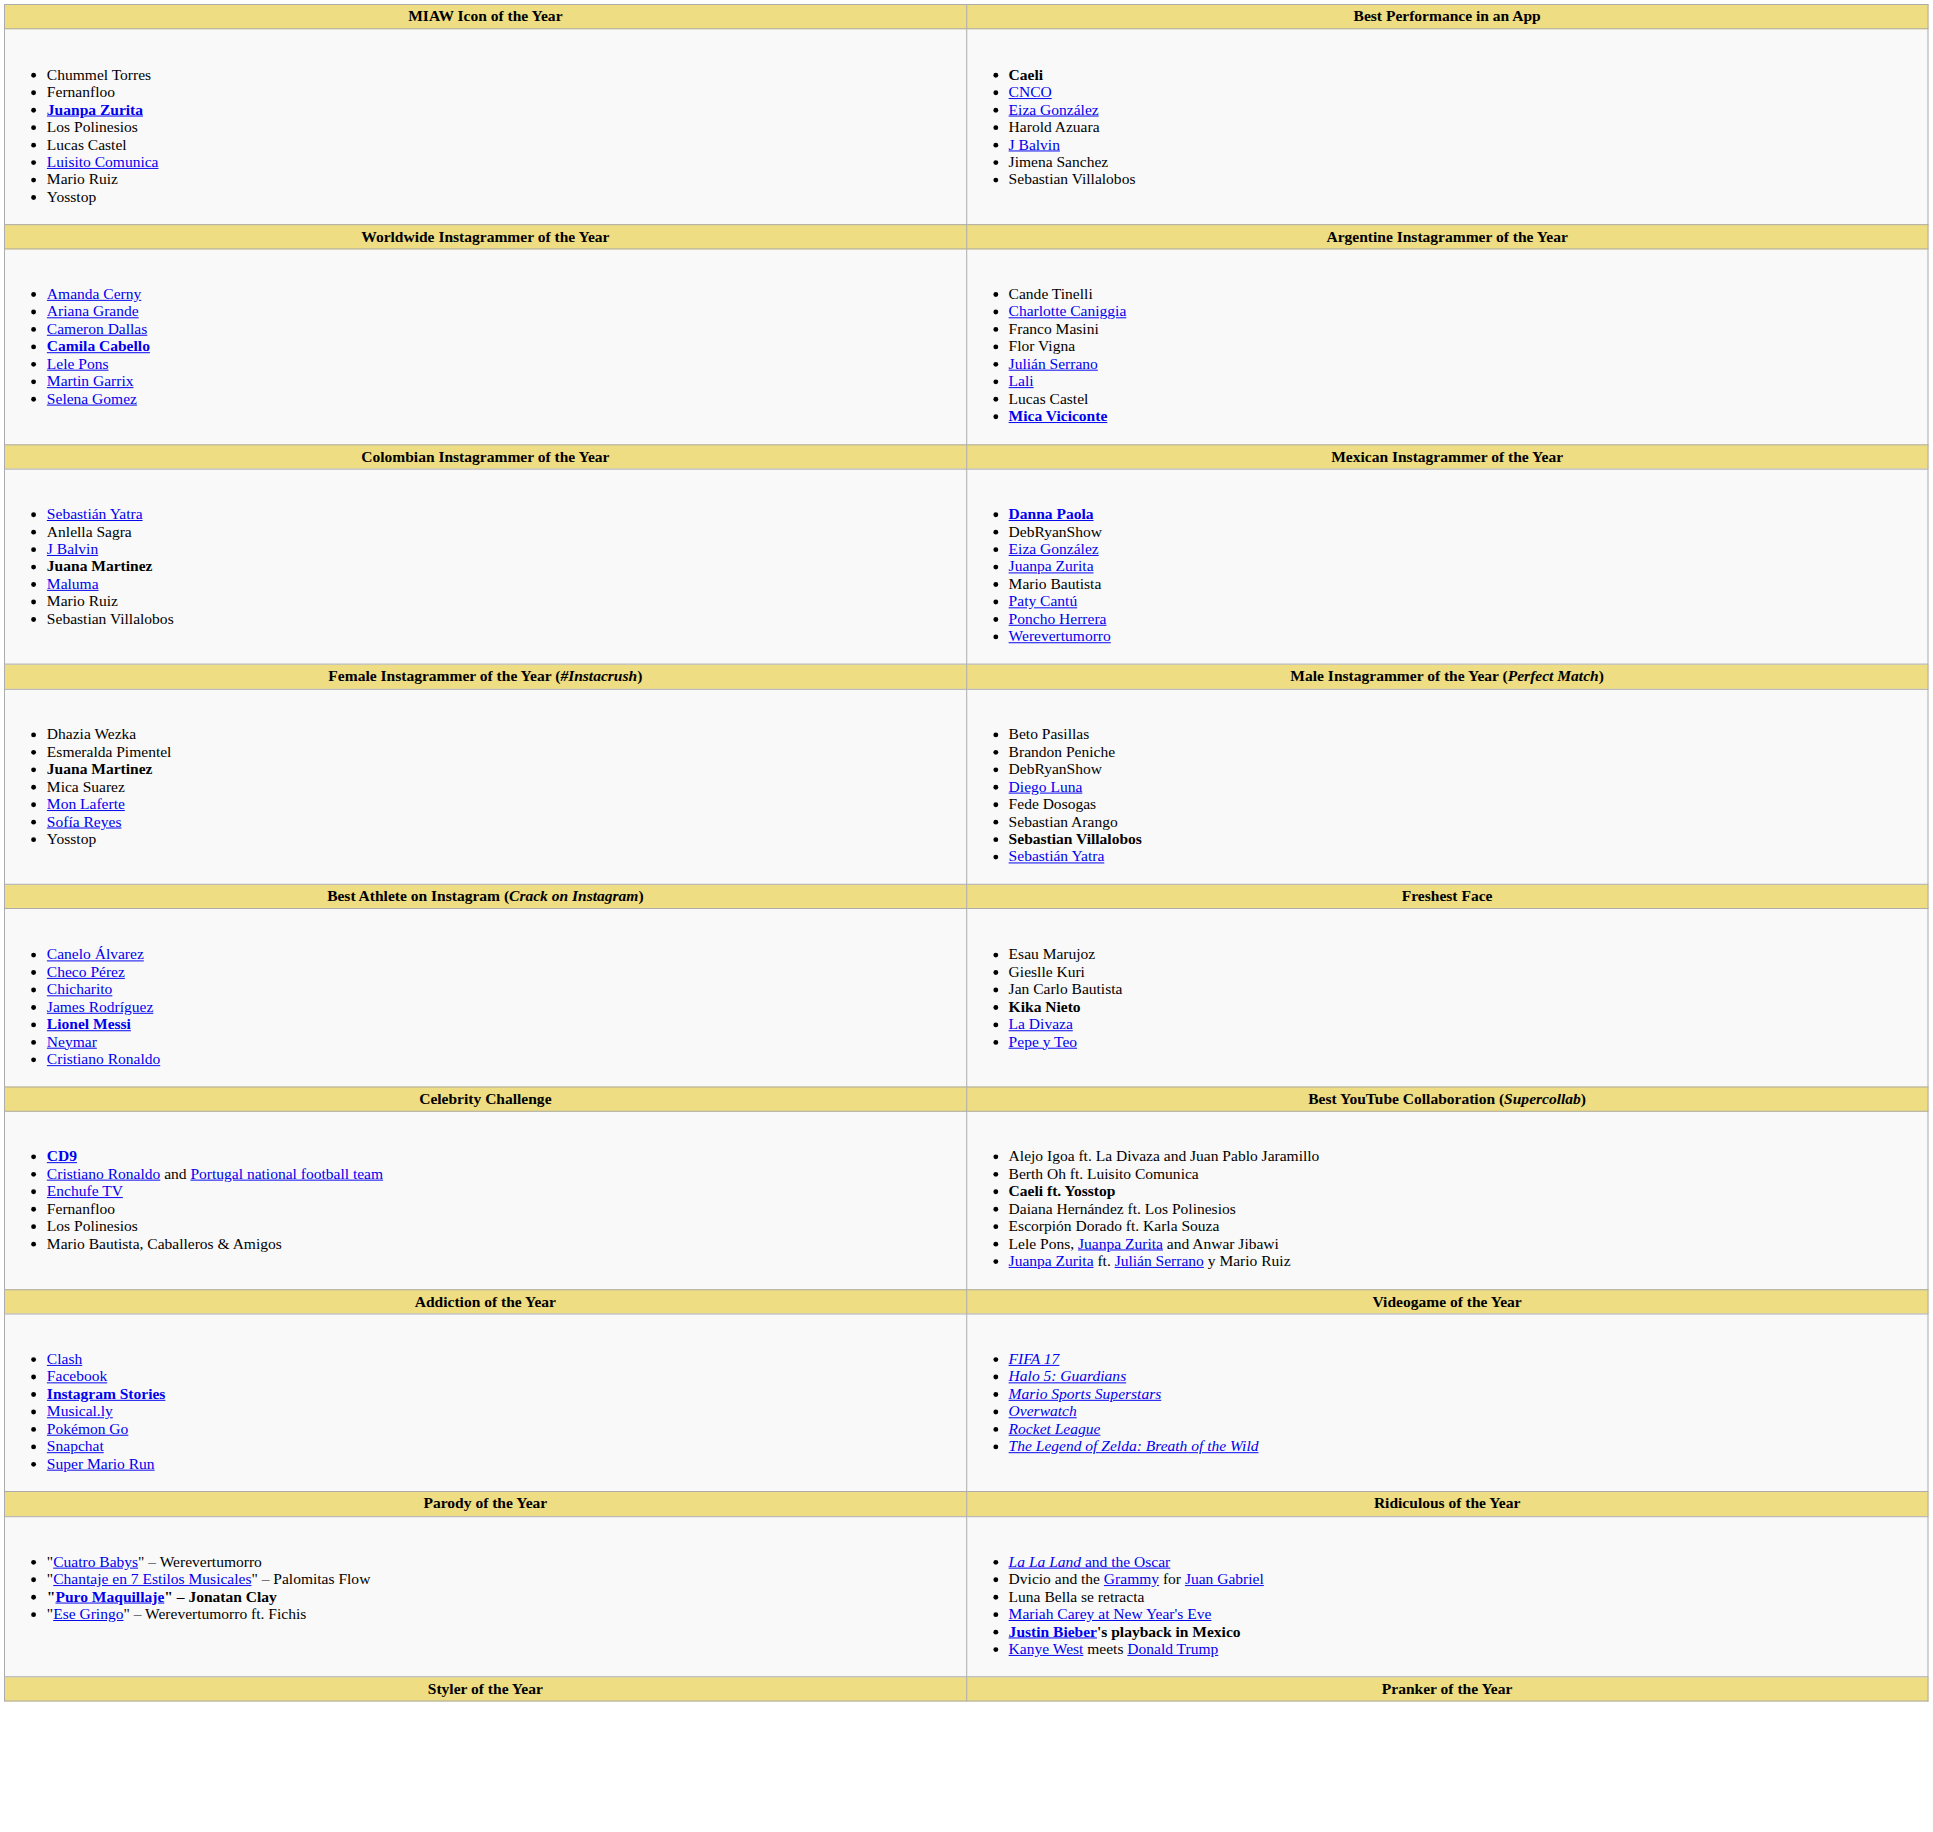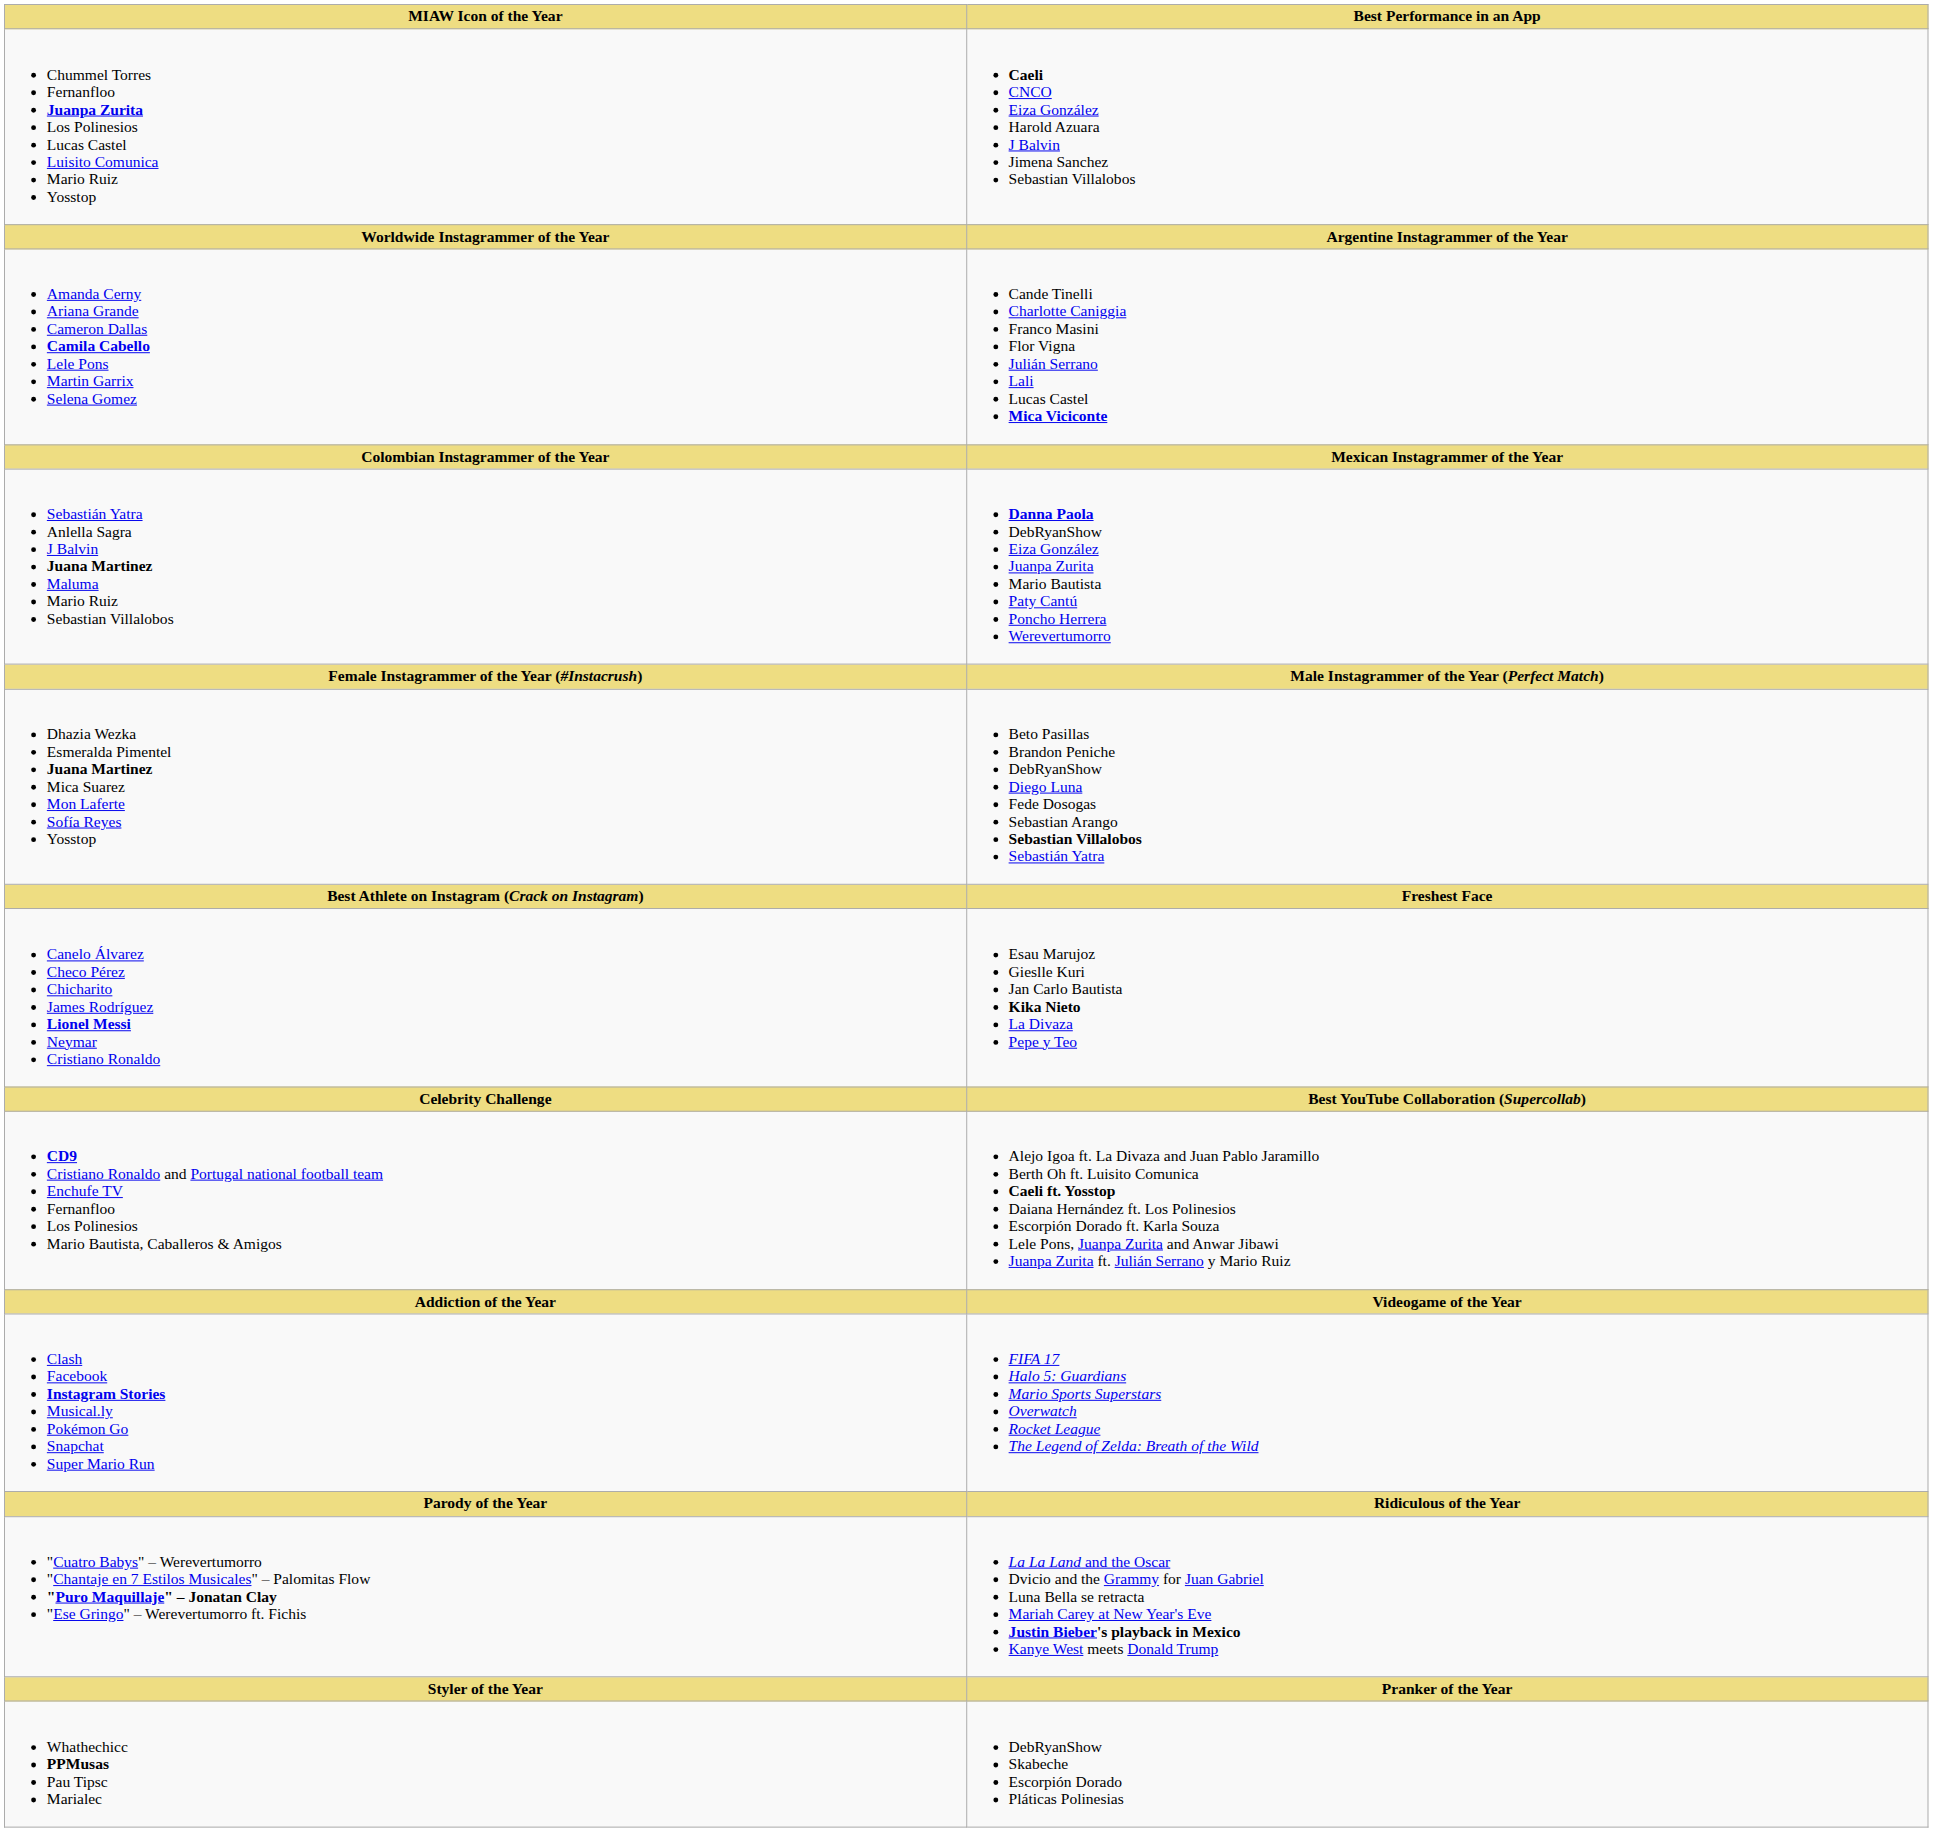+ row: (485, 1773)
